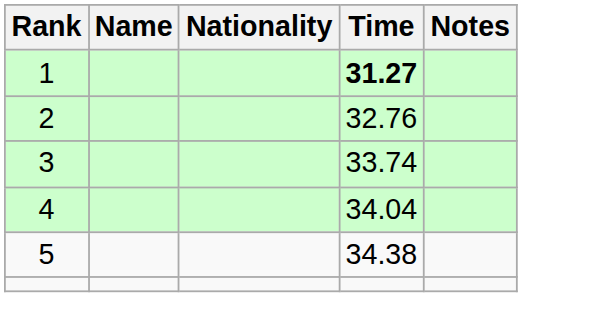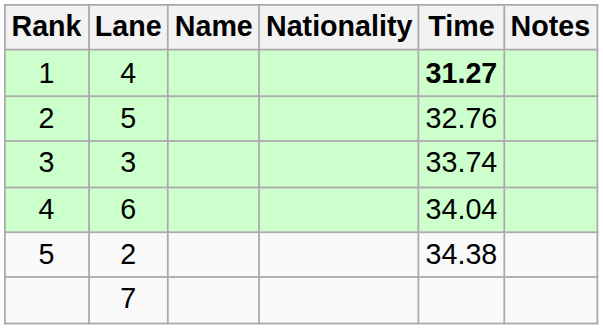+ column: (128, 27)
